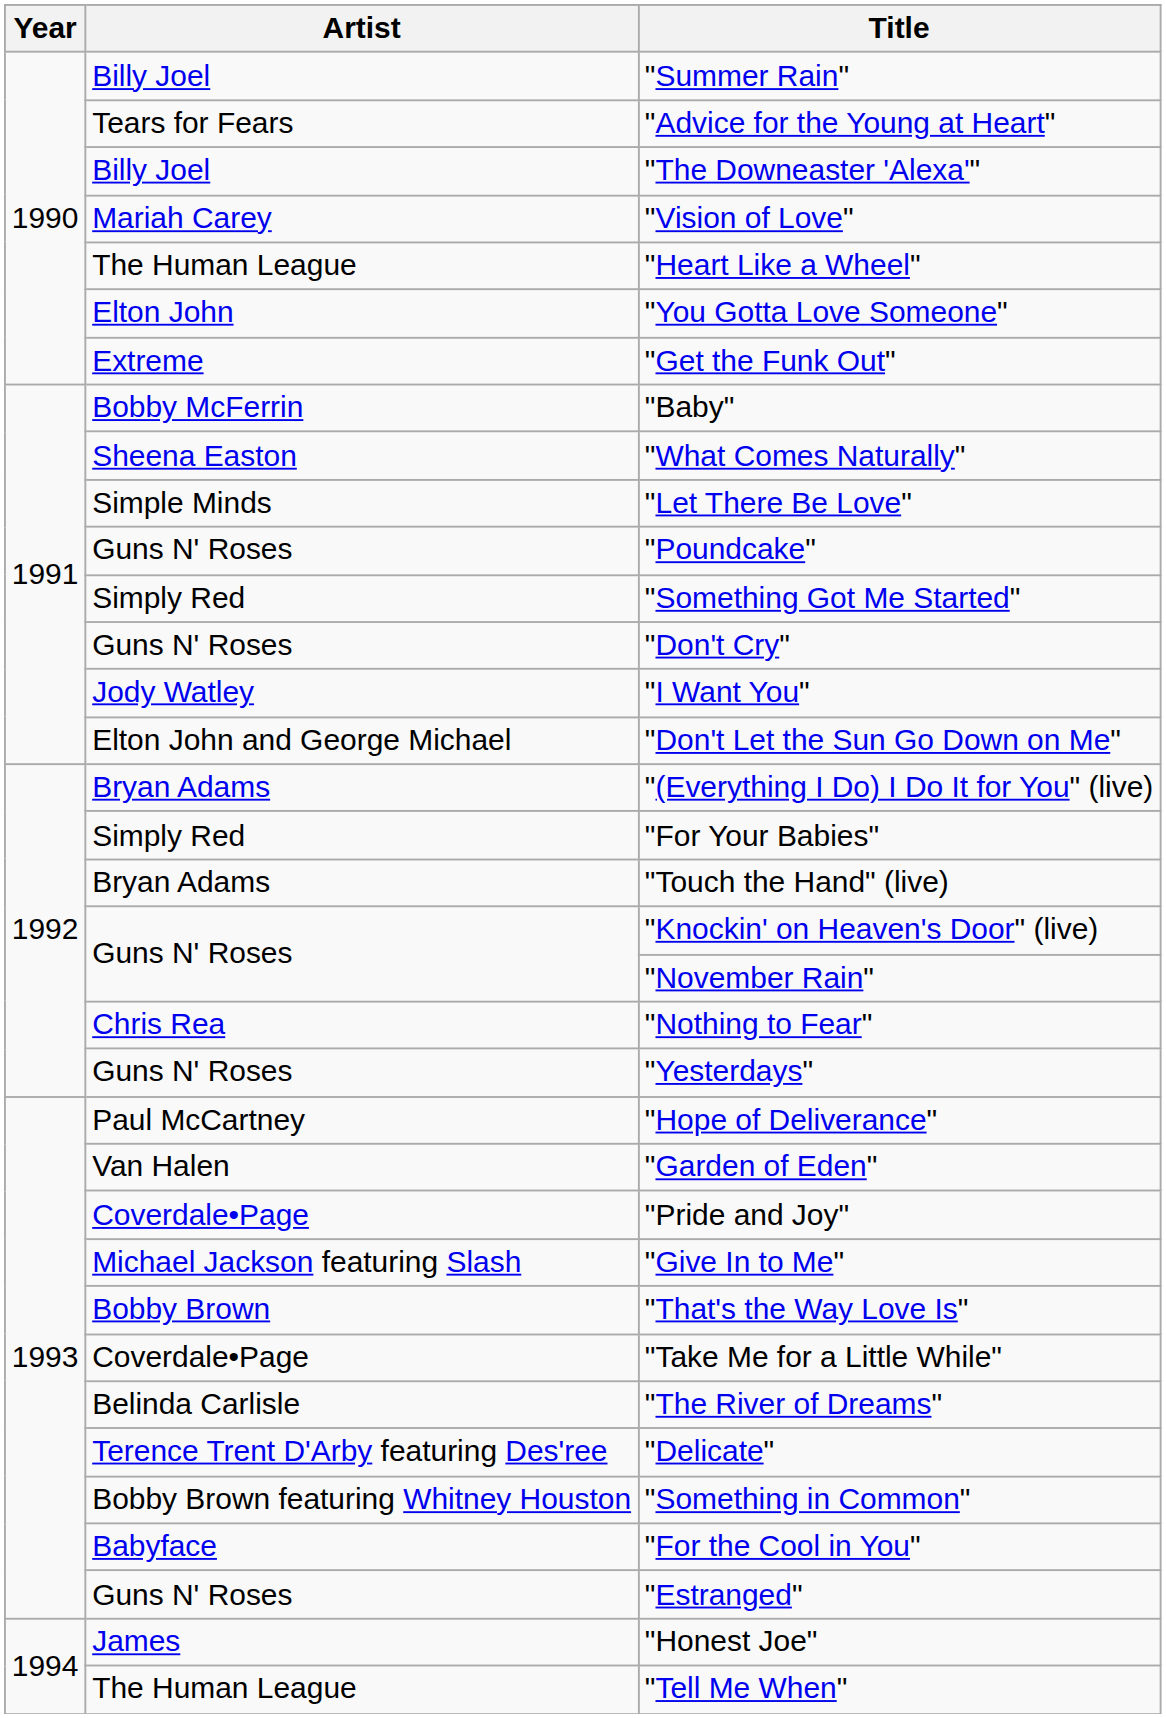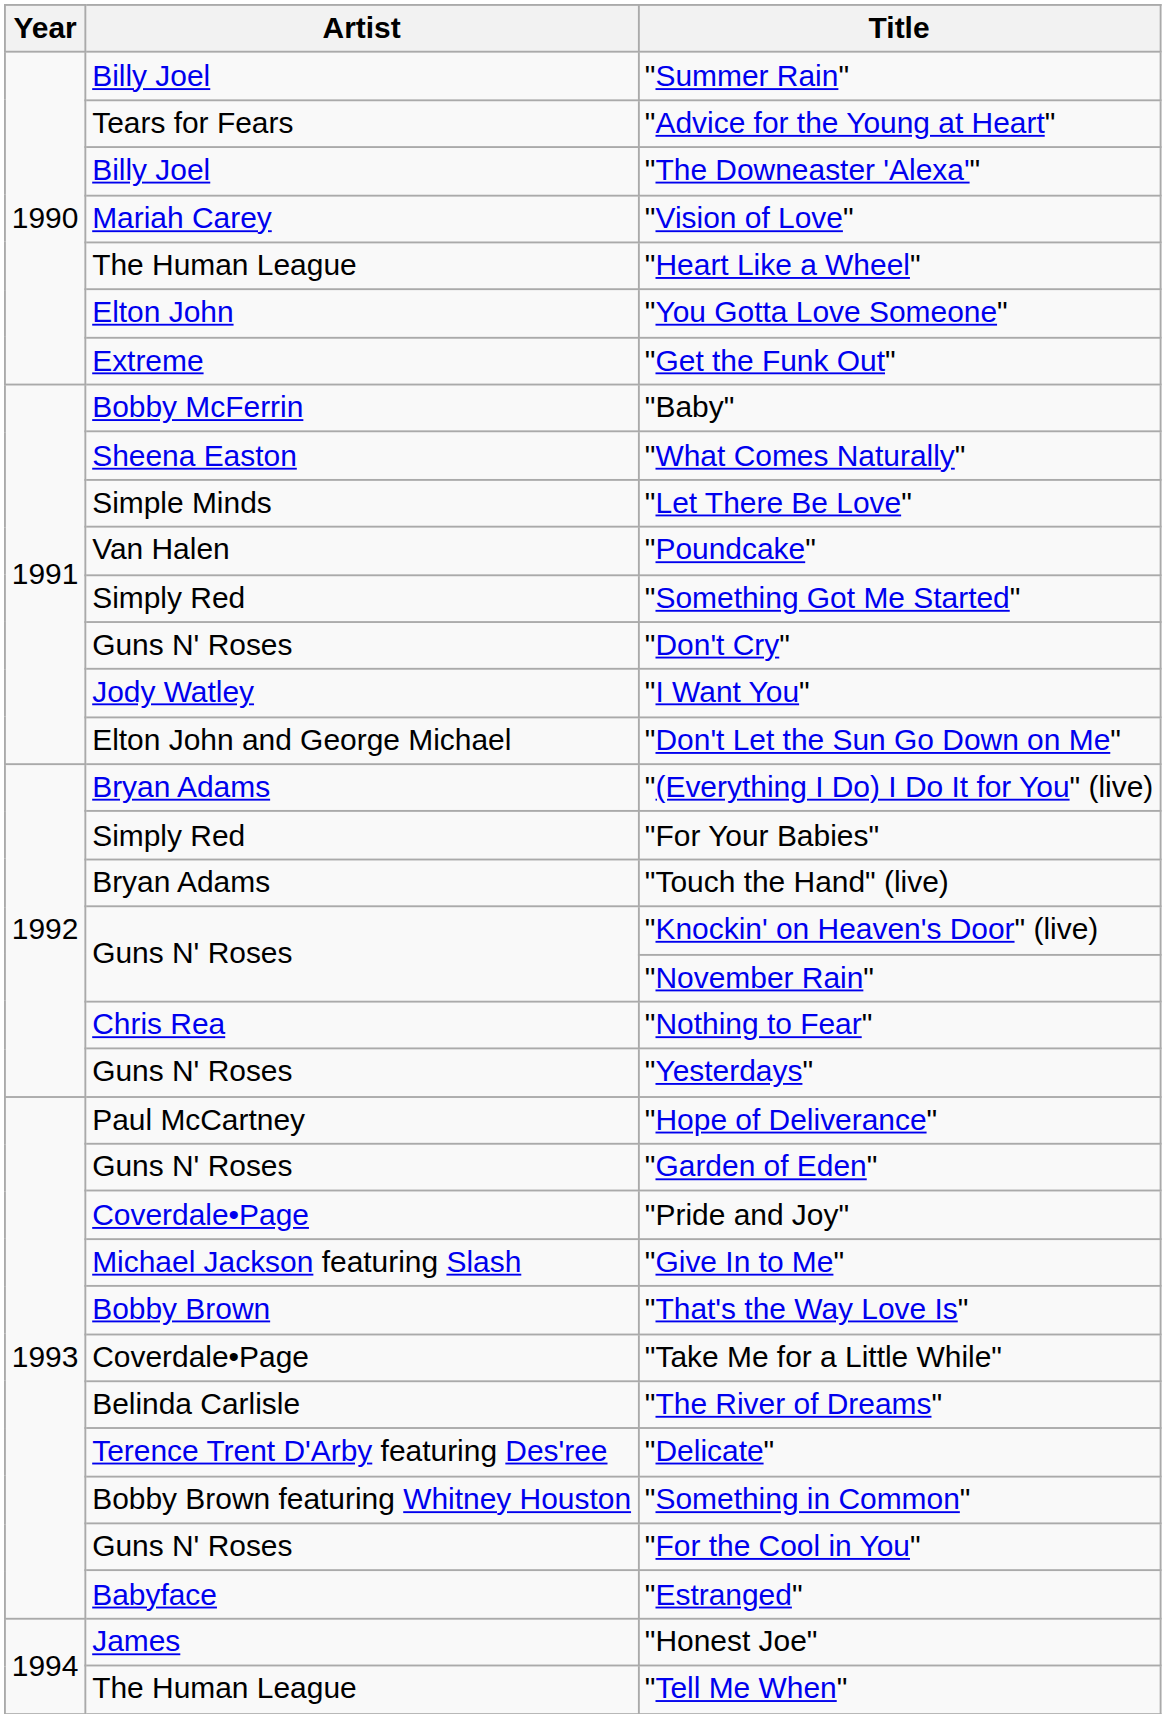(192, 550) Guns N' Roses -> (161, 550) Van Halen
(161, 1167) Van Halen -> (192, 1167) Guns N' Roses
(155, 1546) Babyface -> (192, 1546) Guns N' Roses
(192, 1594) Guns N' Roses -> (155, 1594) Babyface
